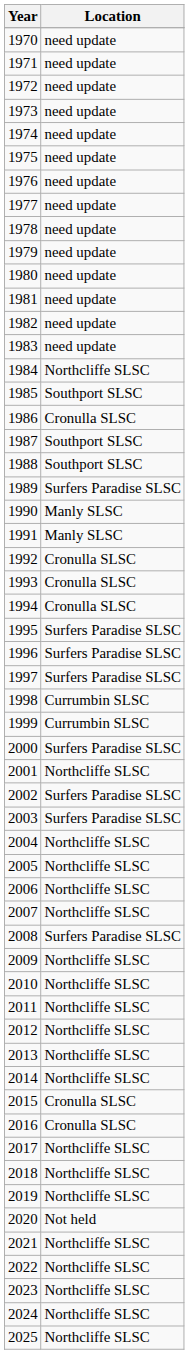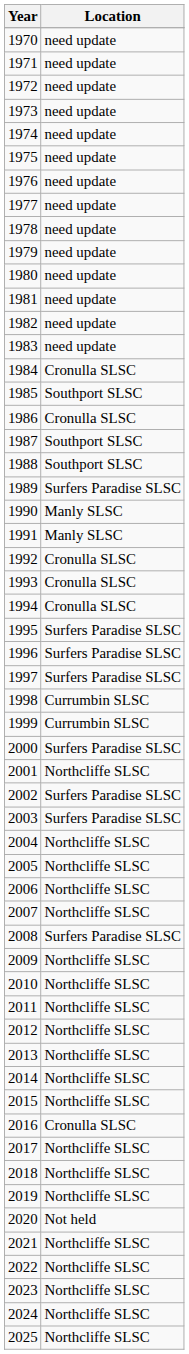(97, 370) Northcliffe SLSC -> (90, 370) Cronulla SLSC
(90, 1101) Cronulla SLSC -> (97, 1101) Northcliffe SLSC
